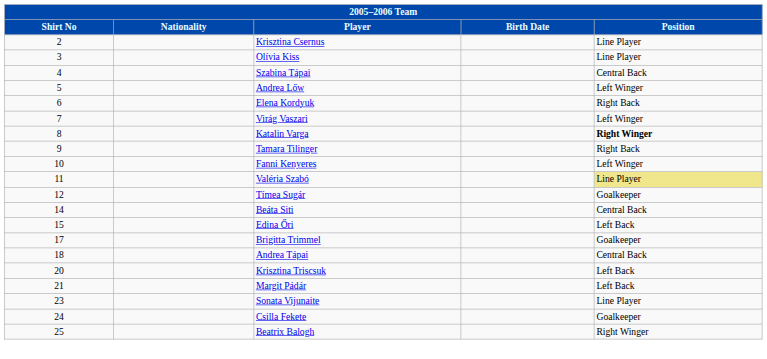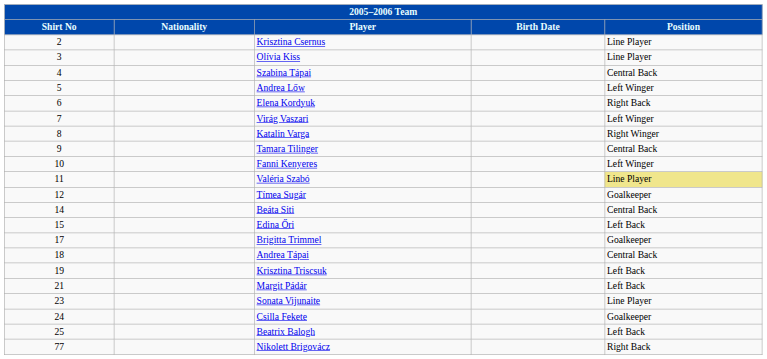(624, 133) bold -> (633, 133) normal
(618, 149) Right Back -> (632, 149) Central Back
(59, 270) 20 -> (59, 270) 19
(622, 331) Right Winger -> (626, 331) Left Back
+ row: (293, 347)
